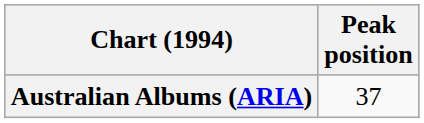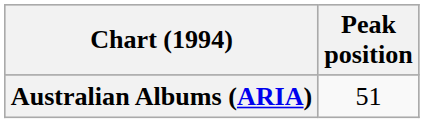(368, 95) 37 -> (368, 95) 51
